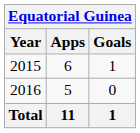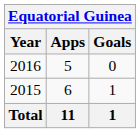rows swapped: (26, 66) <-> (26, 90)
